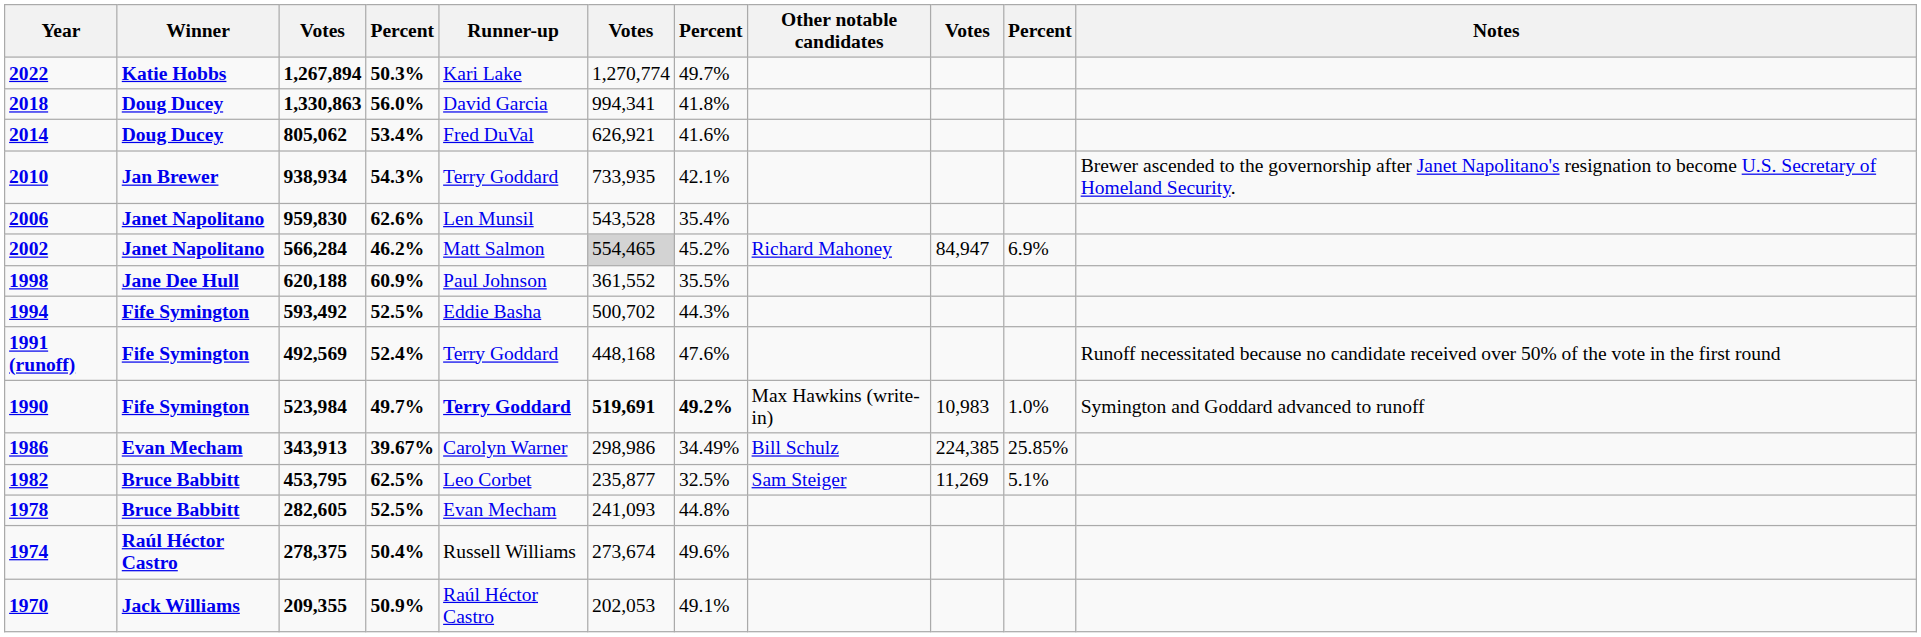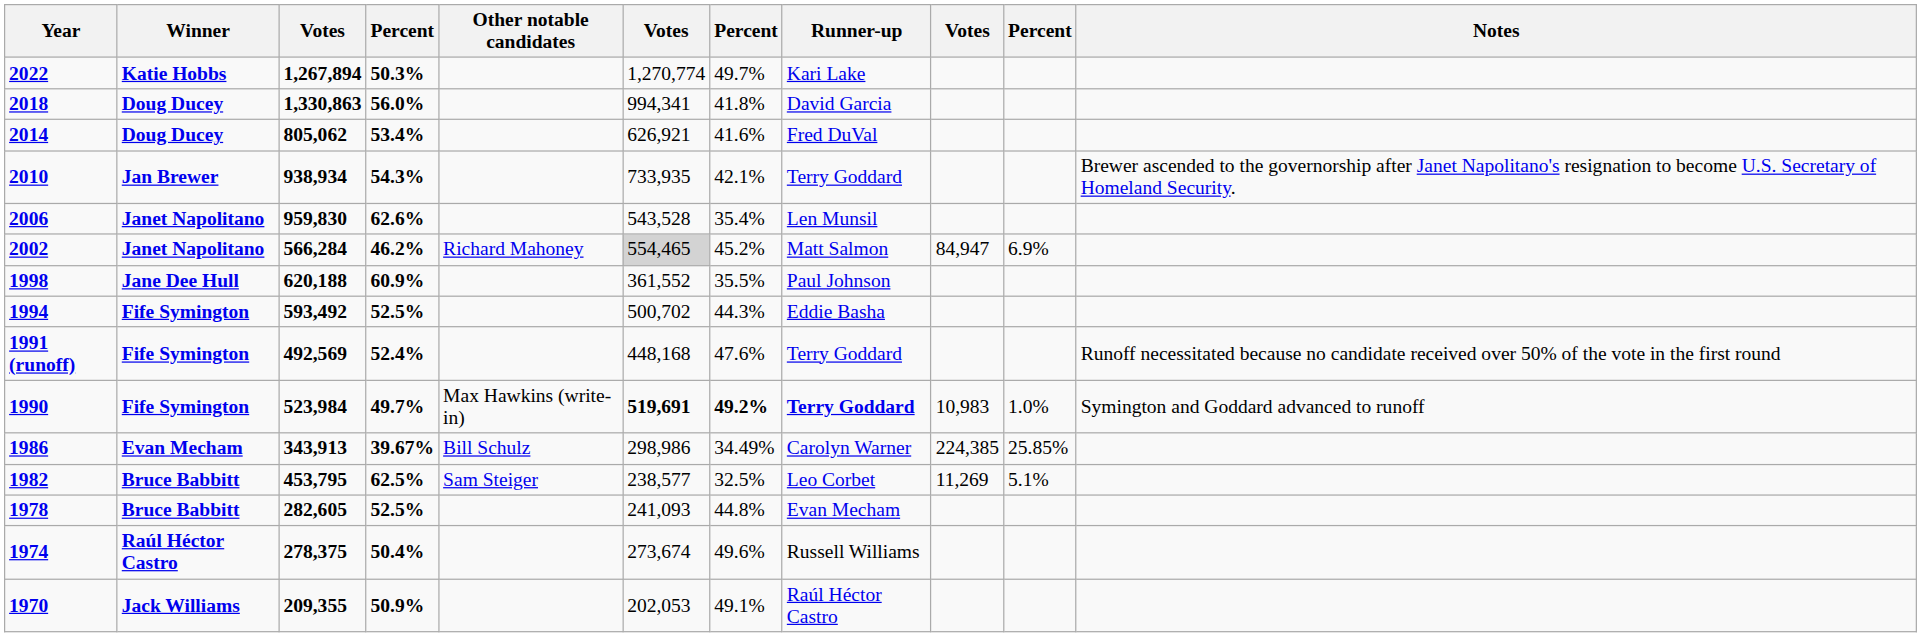columns swapped: (513, 30) <-> (839, 30)
(624, 479) 235,877 -> (659, 479) 238,577
